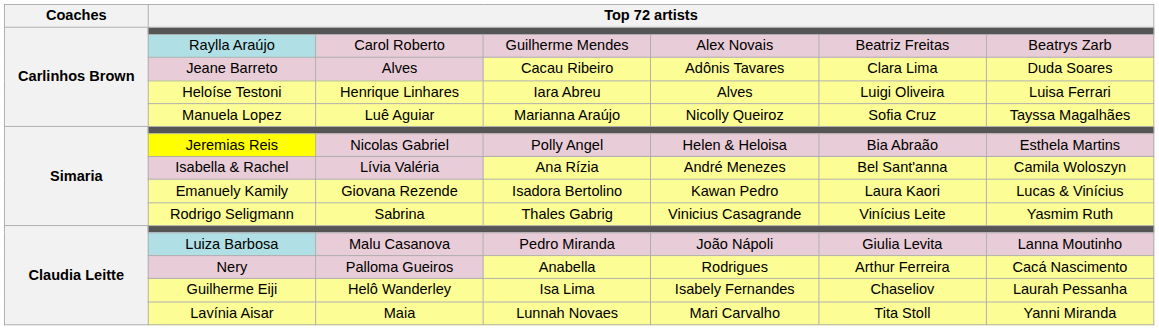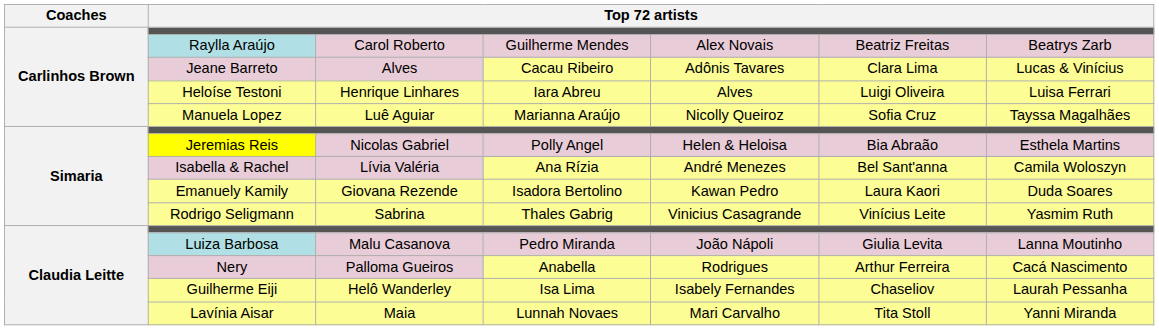(1070, 68) Duda Soares -> (1070, 68) Lucas & Vinícius
(1070, 191) Lucas & Vinícius -> (1070, 191) Duda Soares
